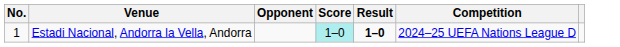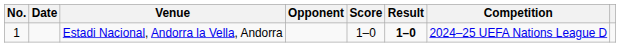+ column: (44, 13)
(335, 32) paleturquoise background -> (366, 32) no background
